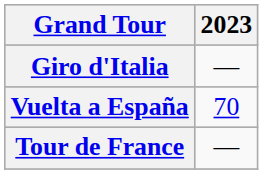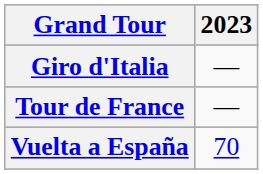rows swapped: (100, 147) <-> (100, 106)
